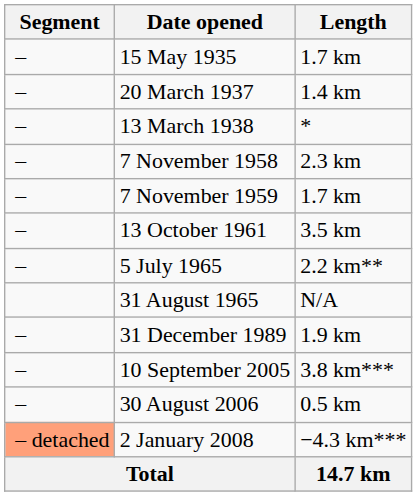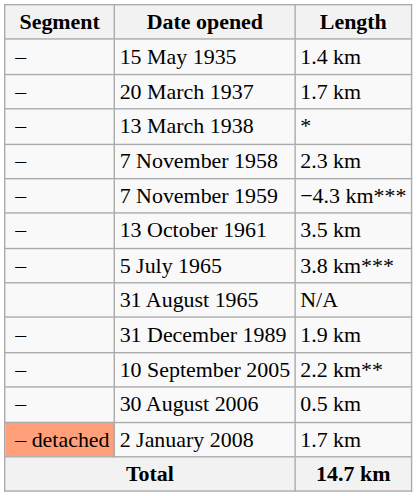(331, 56) 1.7 km -> (331, 56) 1.4 km
(331, 91) 1.4 km -> (331, 91) 1.7 km
(331, 195) 1.7 km -> (353, 195) −4.3 km***
(342, 265) 2.2 km** -> (347, 265) 3.8 km***
(347, 369) 3.8 km*** -> (342, 369) 2.2 km**
(353, 439) −4.3 km*** -> (331, 439) 1.7 km
